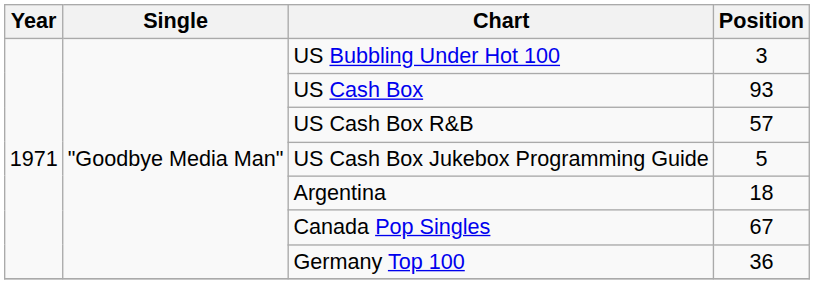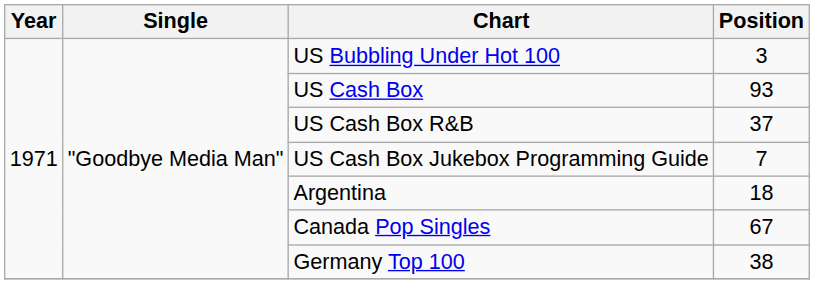(761, 124) 57 -> (761, 124) 37
(761, 158) 5 -> (761, 158) 7
(761, 261) 36 -> (761, 261) 38
